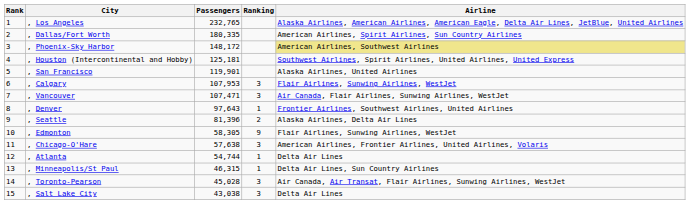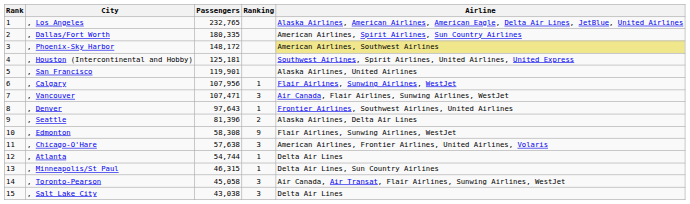(225, 83) 107,953 -> (225, 83) 107,956
(259, 83) 3 -> (259, 83) 1
(227, 132) 58,305 -> (227, 132) 58,308
(227, 181) 45,028 -> (227, 181) 45,058
